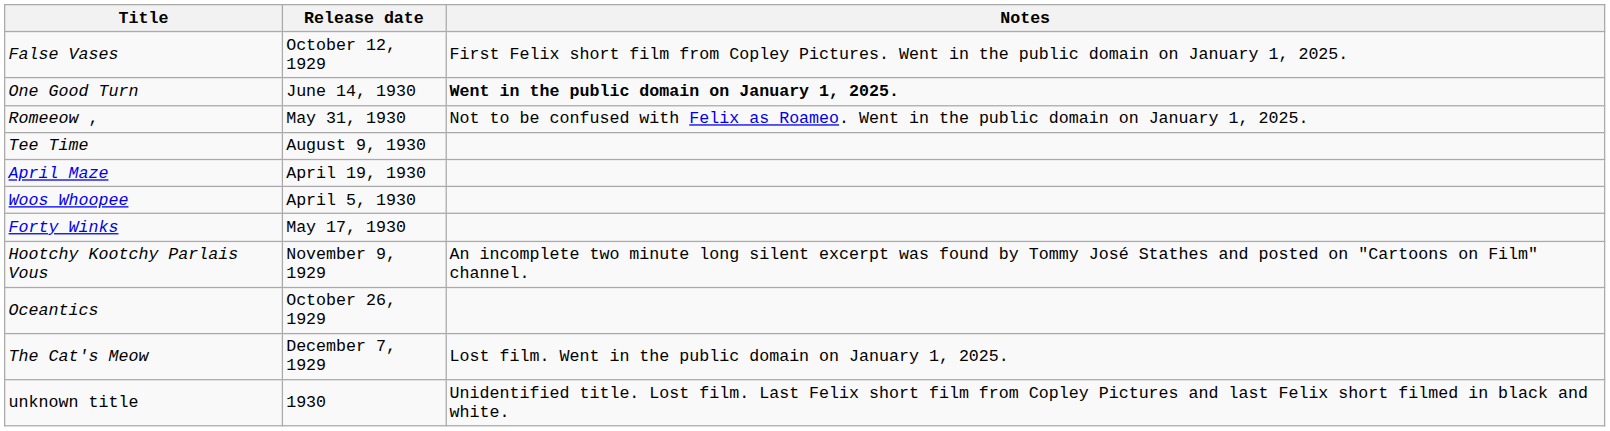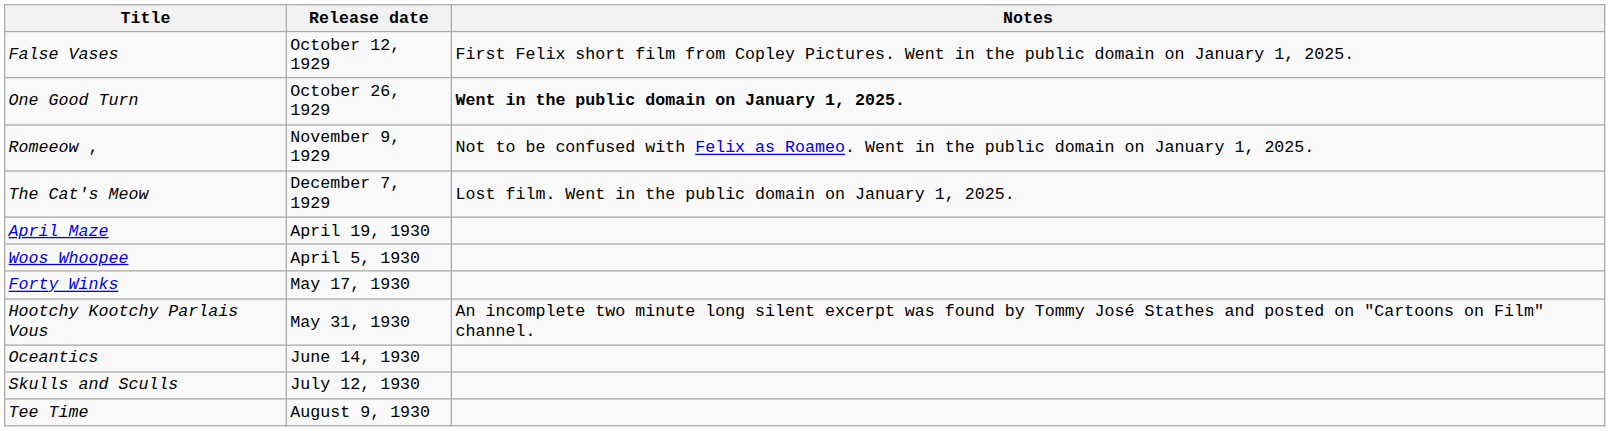(351, 92) June 14, 1930 -> (345, 101) October 26, 1929
(346, 119) May 31, 1930 -> (345, 148) November 9, 1929
rows swapped: (78, 357) <-> (49, 146)
(341, 264) November 9, 1929 -> (350, 322) May 31, 1930
(341, 310) October 26, 1929 -> (355, 358) June 14, 1930
+ row: (93, 385)
- row: (74, 403)
